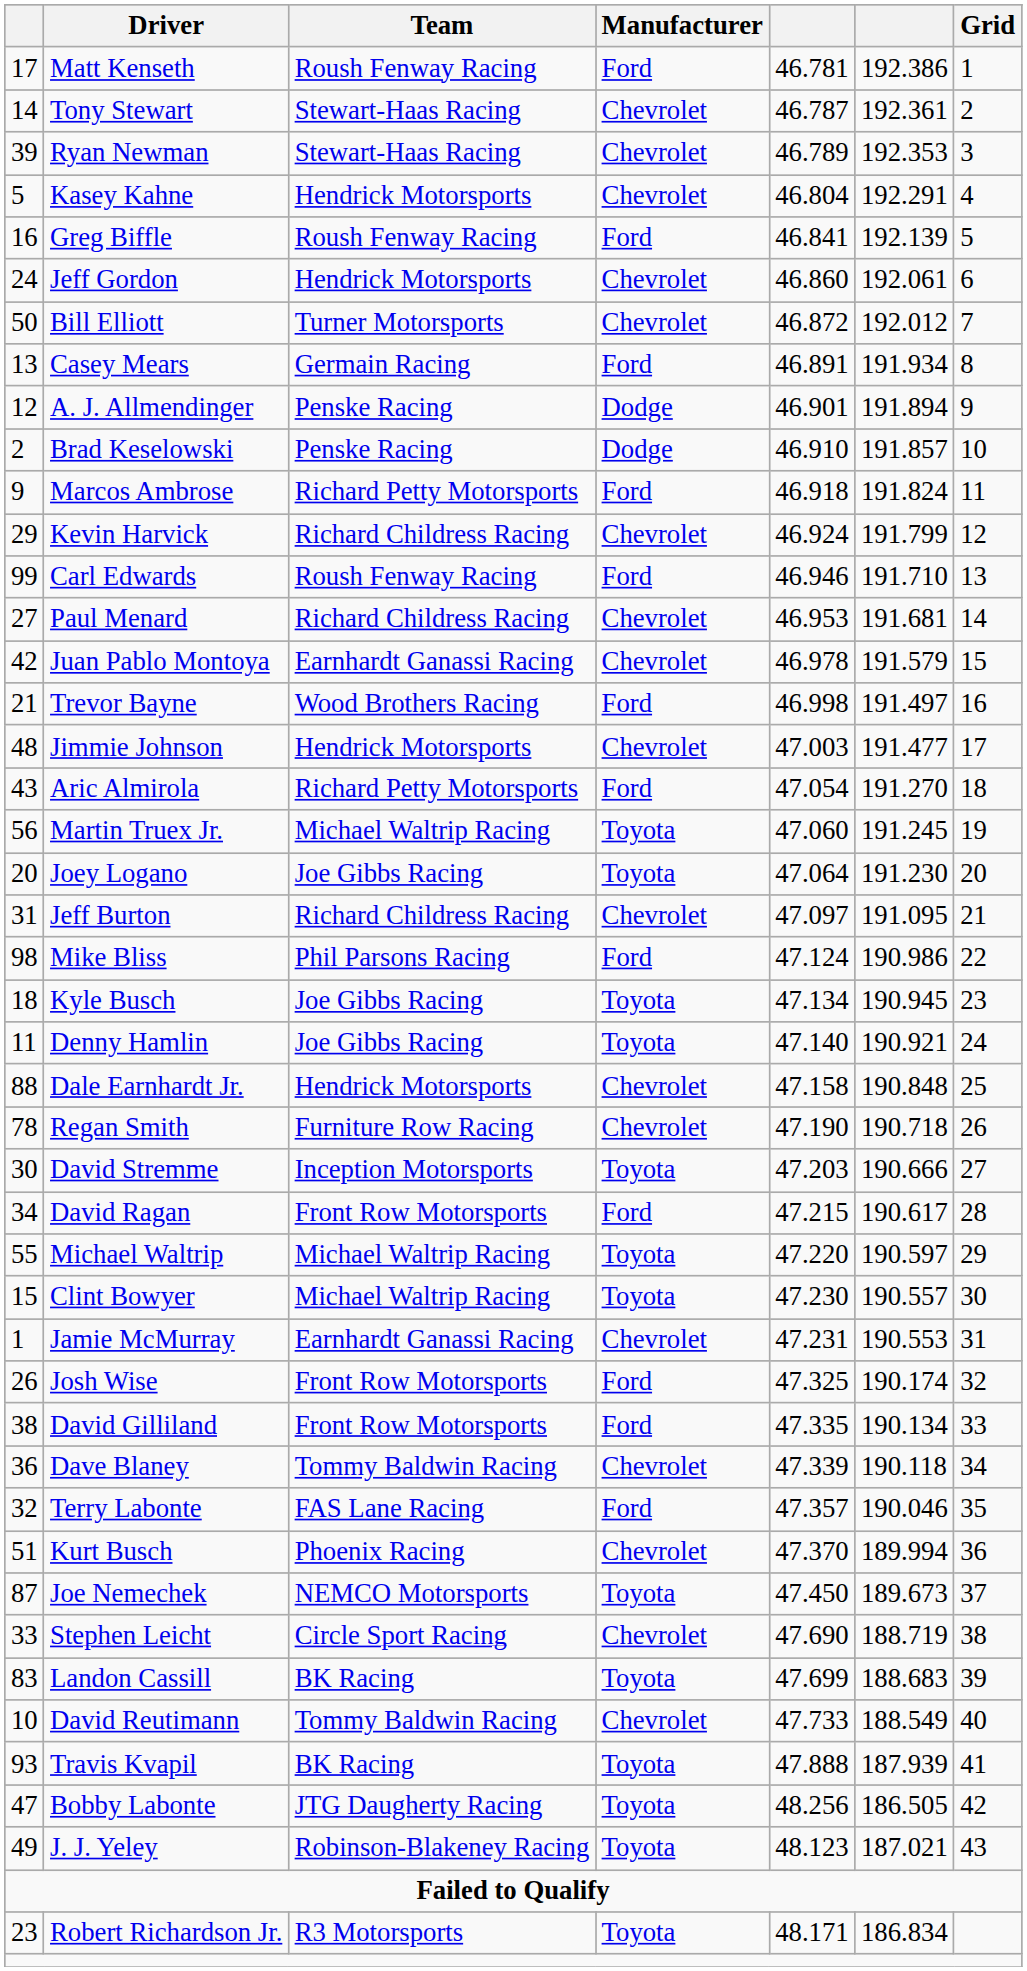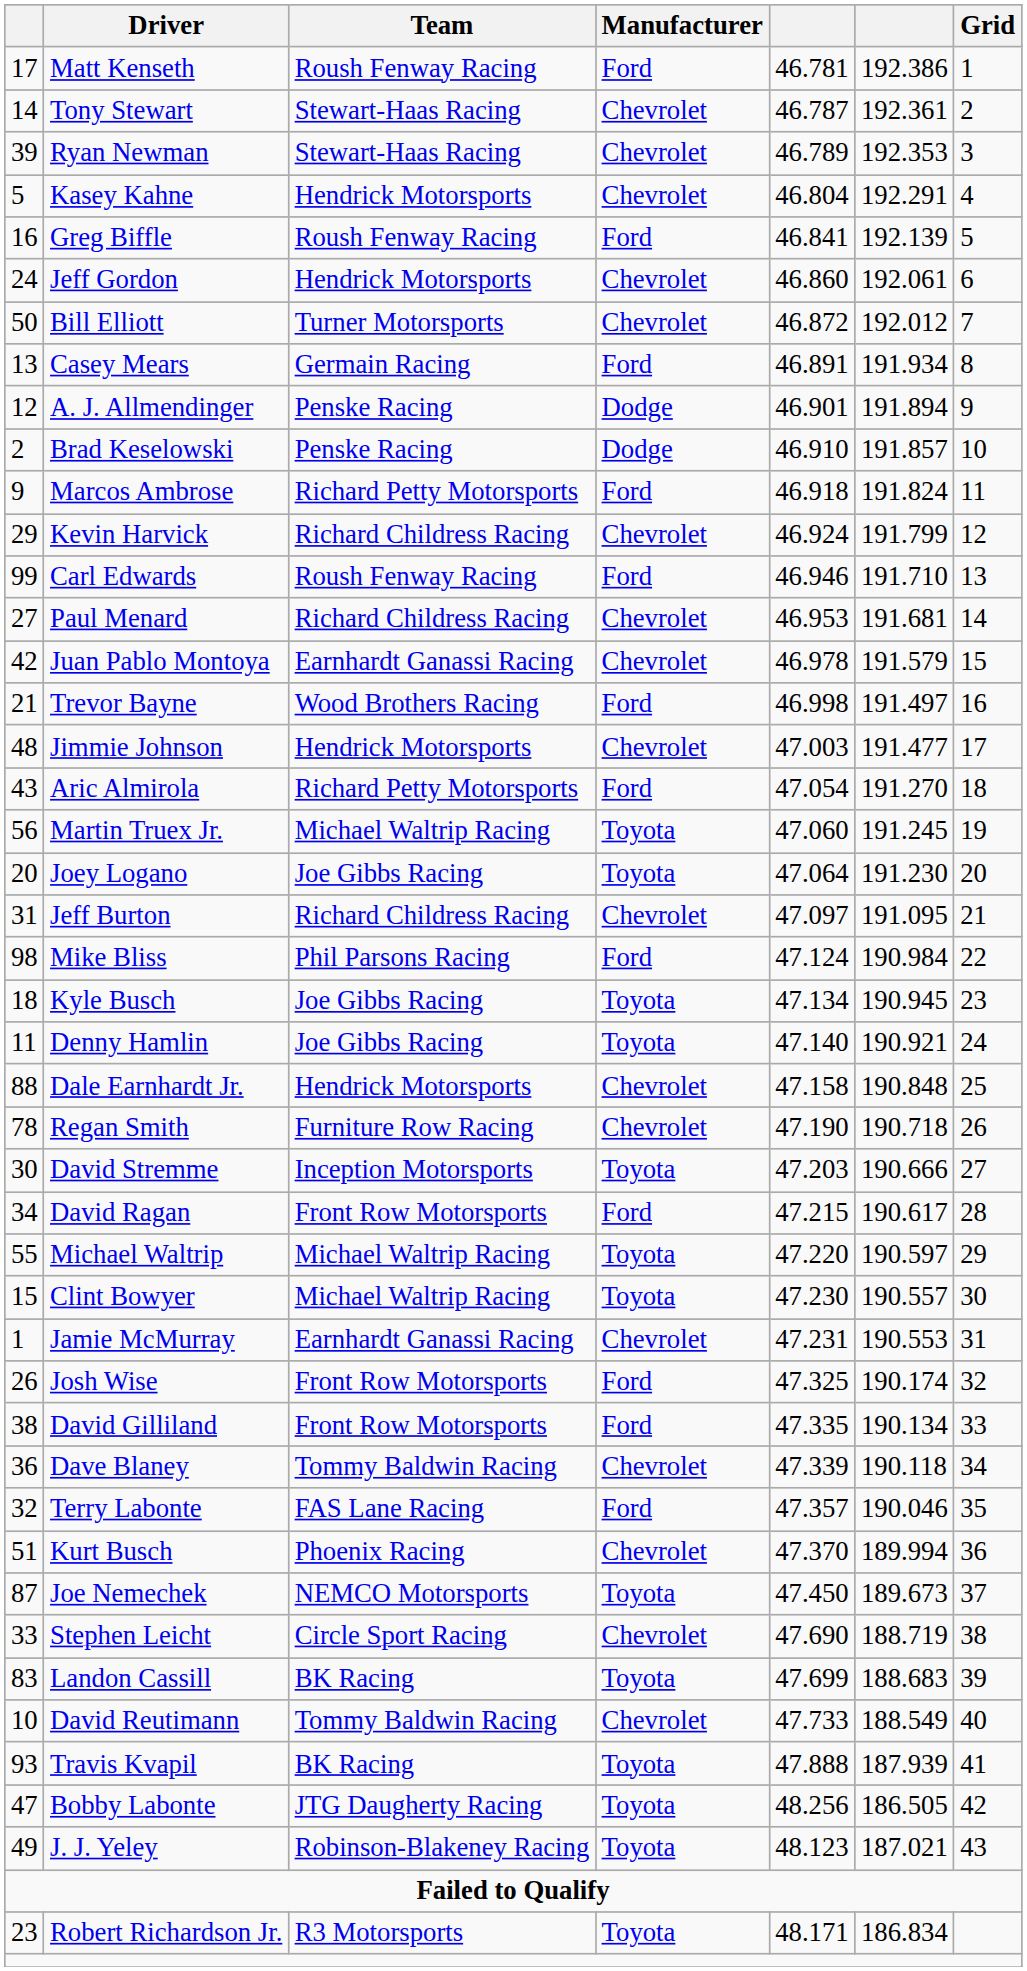(904, 957) 190.986 -> (904, 957) 190.984
